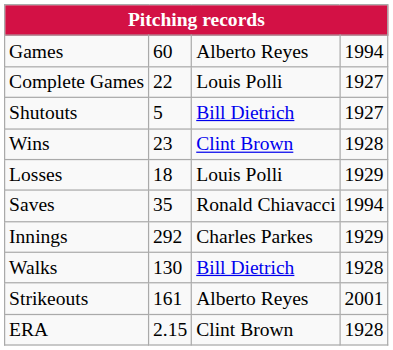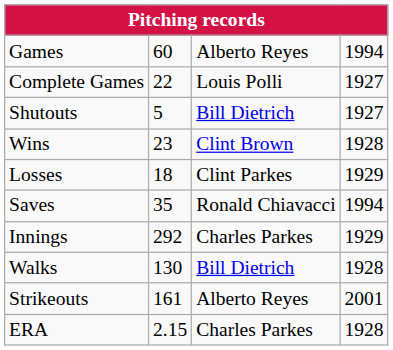(239, 174) Louis Polli -> (244, 174) Clint Parkes
(245, 329) Clint Brown -> (255, 329) Charles Parkes
